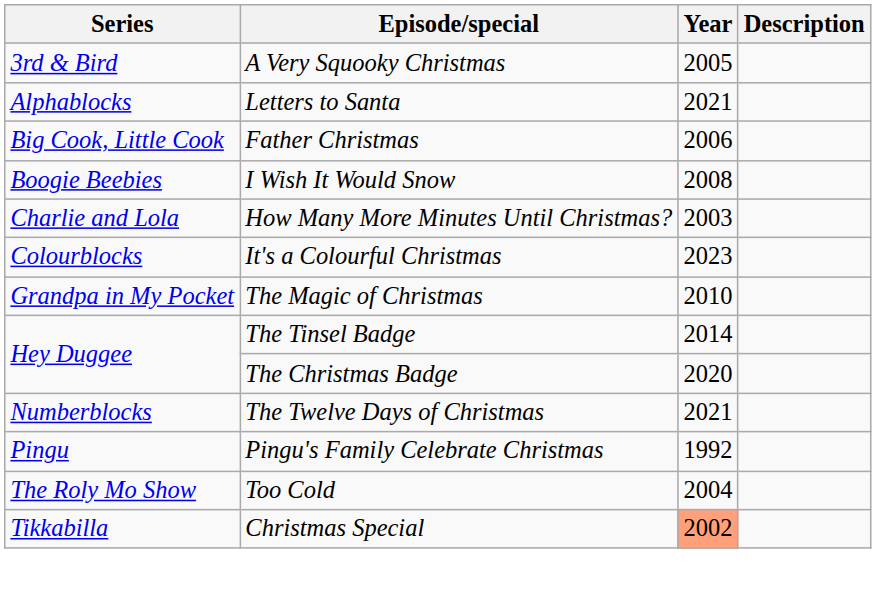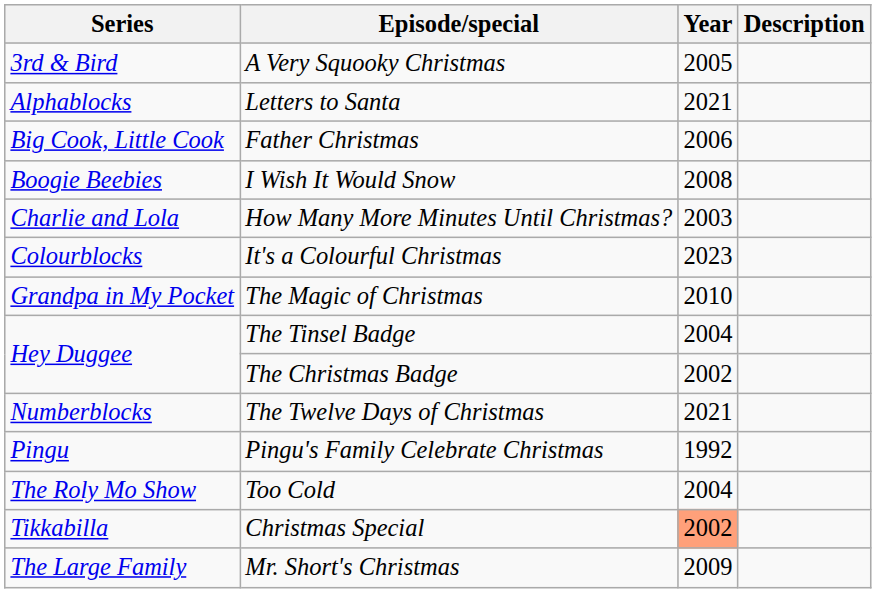(708, 334) 2014 -> (708, 334) 2004
(708, 373) 2020 -> (708, 373) 2002
+ row: (352, 567)
